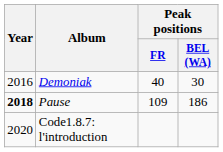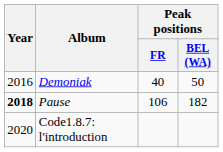(198, 81) 30 -> (198, 81) 50
(158, 102) 109 -> (158, 102) 106
(198, 102) 186 -> (198, 102) 182
